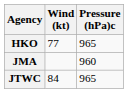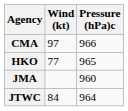+ row: (25, 43)
(88, 79) 965 -> (88, 97) 964
